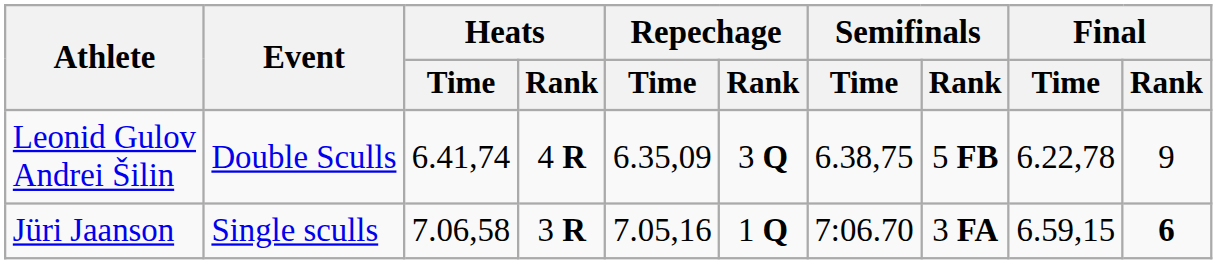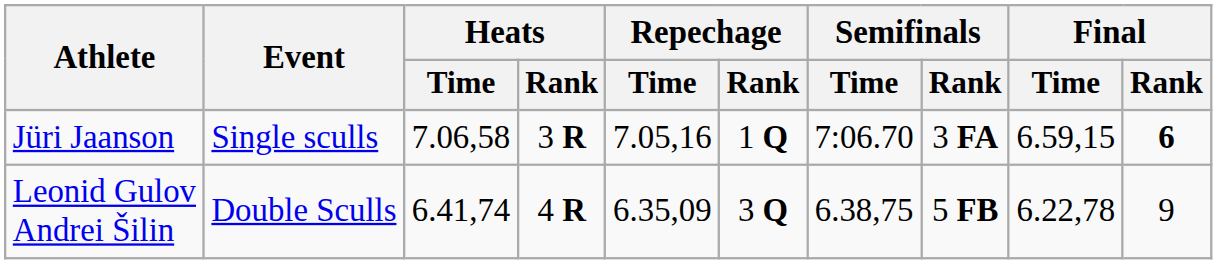rows swapped: (93, 230) <-> (104, 156)
